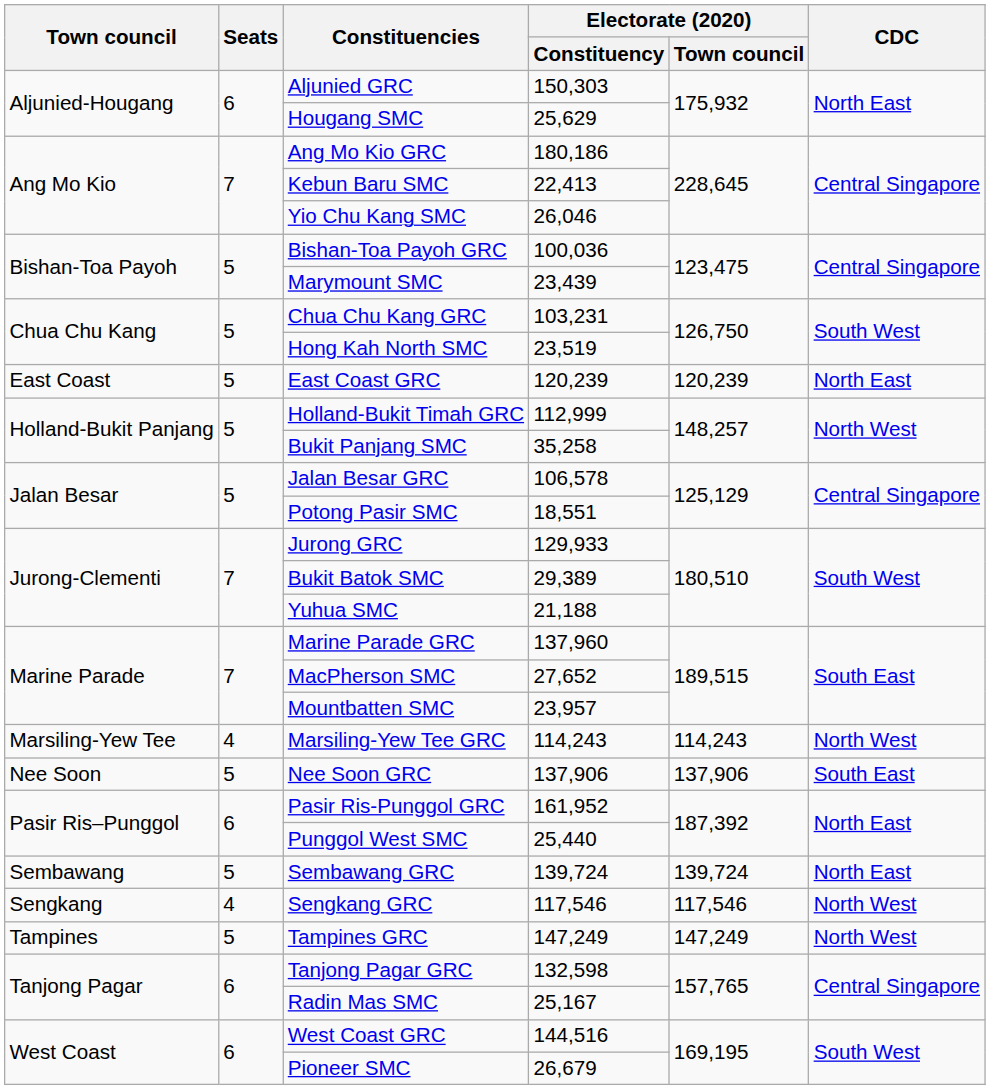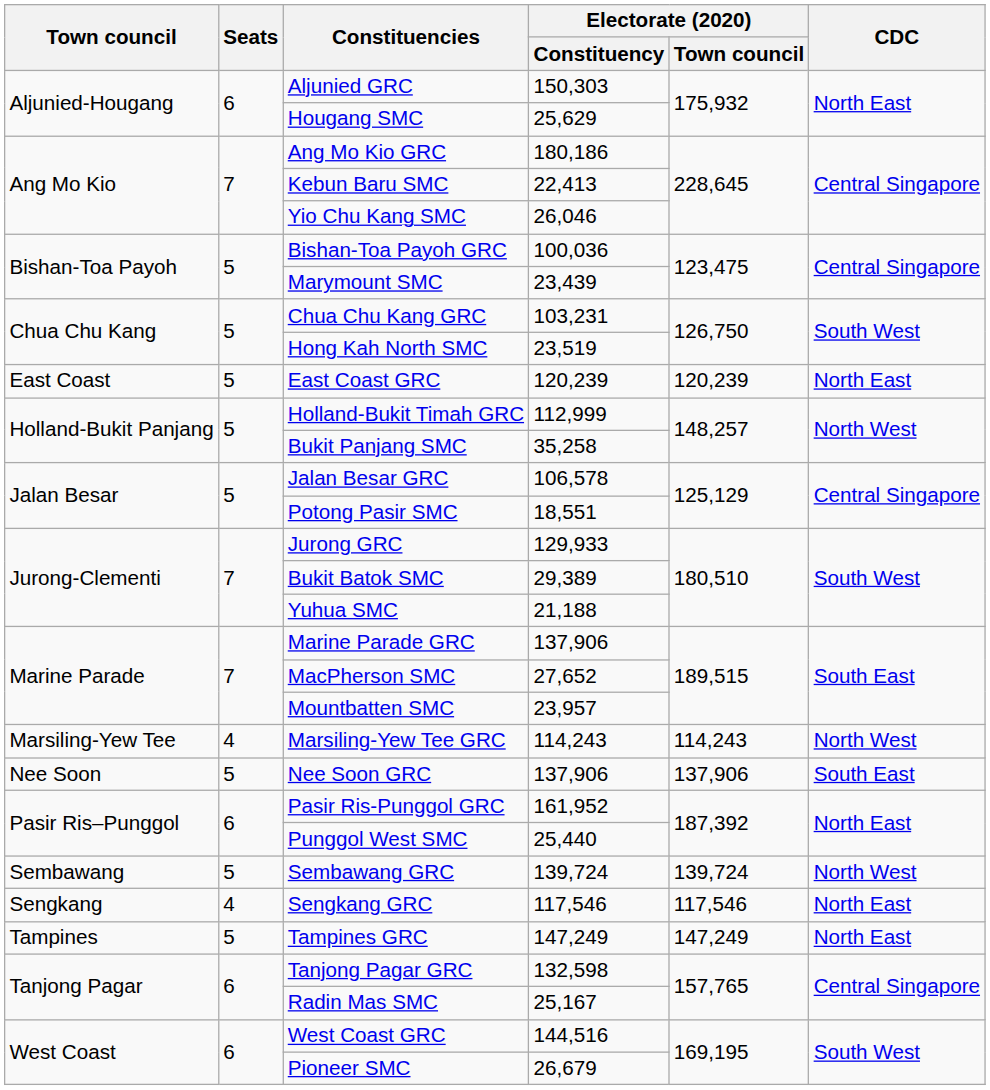(571, 642) 137,960 -> (571, 642) 137,906
(862, 871) North East -> (865, 871) North West
(865, 904) North West -> (862, 904) North East
(865, 937) North West -> (862, 937) North East
